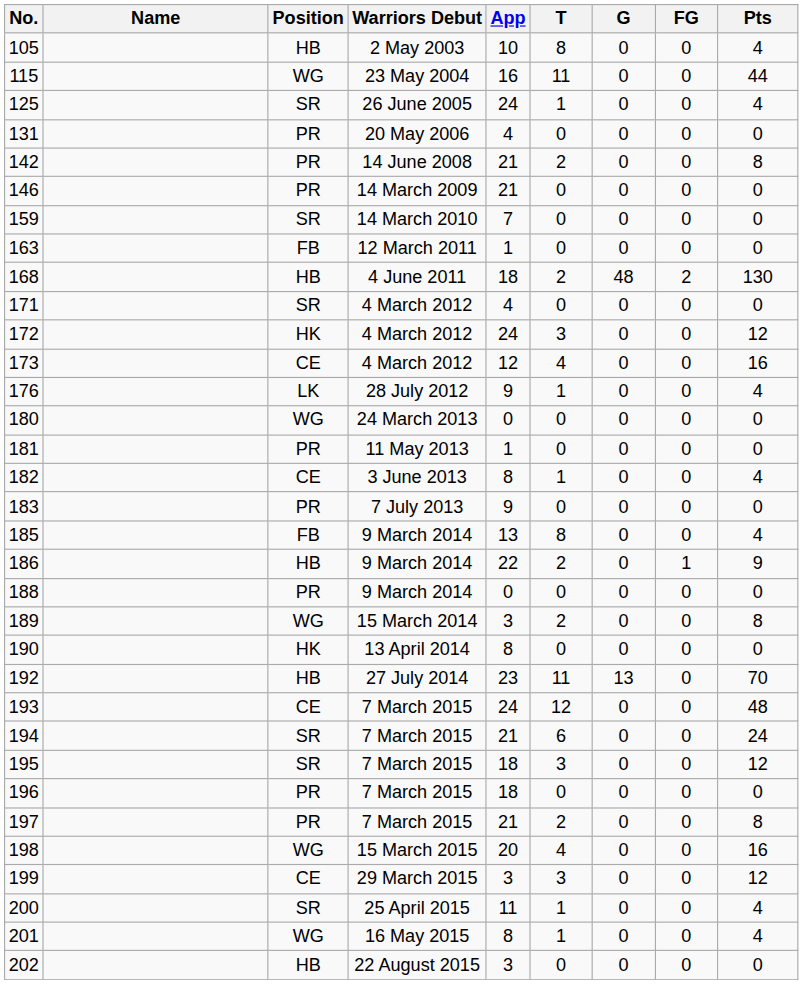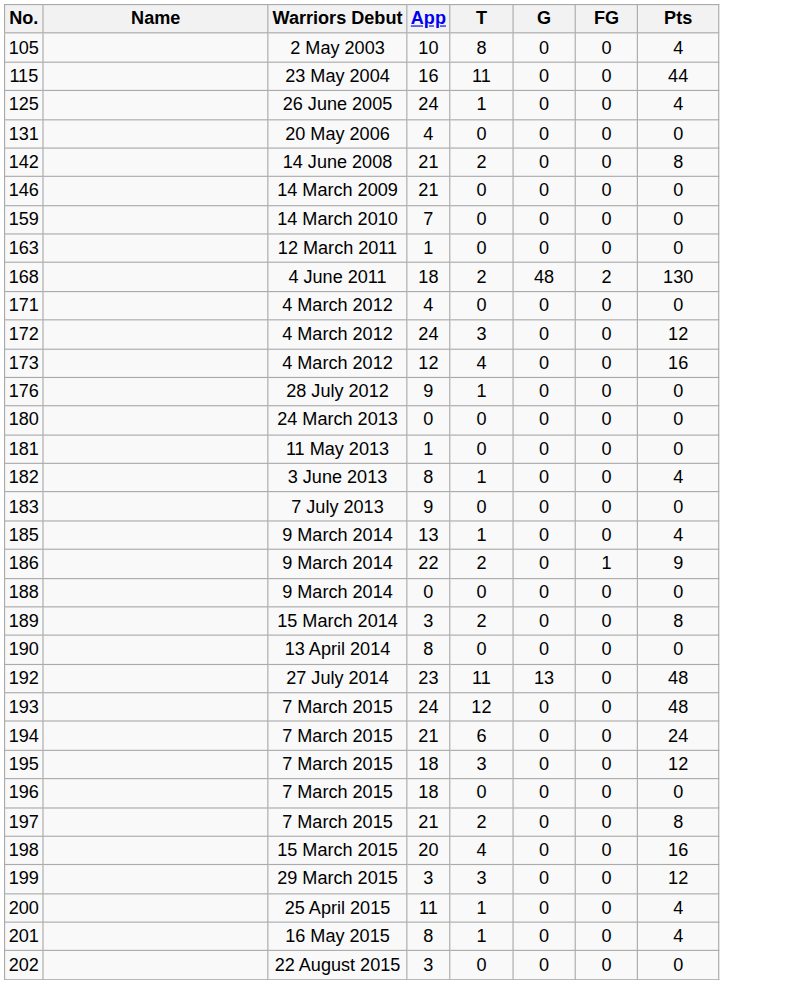- column: (308, 18)
(758, 391) 4 -> (678, 391) 0
(561, 534) 8 -> (481, 534) 1
(758, 678) 70 -> (678, 678) 48
